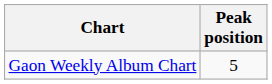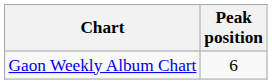(234, 65) 5 -> (234, 65) 6
